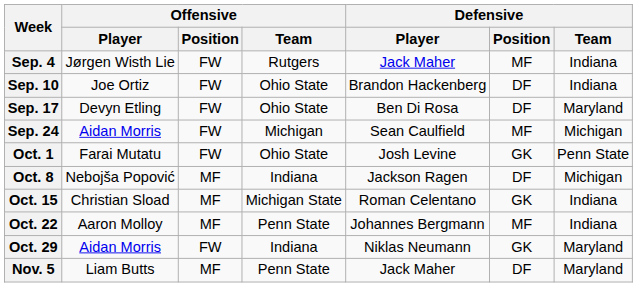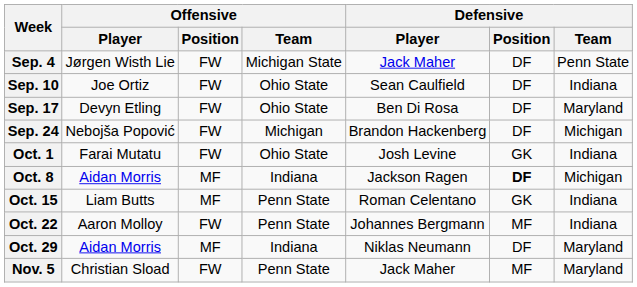(294, 62) Rutgers -> (294, 62) Michigan State
(522, 62) MF -> (522, 62) DF
(593, 62) Indiana -> (593, 62) Penn State
(417, 85) Brandon Hackenberg -> (417, 85) Sean Caulfield
(120, 131) Aidan Morris -> (120, 131) Nebojša Popović
(417, 131) Sean Caulfield -> (417, 131) Brandon Hackenberg
(522, 131) MF -> (522, 131) DF
(593, 154) Penn State -> (593, 154) Indiana
(120, 177) Nebojša Popović -> (120, 177) Aidan Morris
(522, 177) normal -> (522, 177) bold
(120, 200) Christian Sload -> (120, 200) Liam Butts
(294, 200) Michigan State -> (294, 200) Penn State
(210, 223) MF -> (210, 223) FW
(210, 246) FW -> (210, 246) MF
(522, 246) GK -> (522, 246) DF
(120, 270) Liam Butts -> (120, 270) Christian Sload
(210, 270) MF -> (210, 270) FW
(522, 270) DF -> (522, 270) MF
